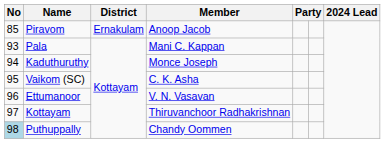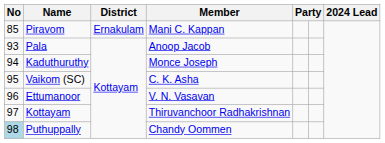(180, 29) Anoop Jacob -> (187, 29) Mani C. Kappan
(187, 46) Mani C. Kappan -> (180, 46) Anoop Jacob
